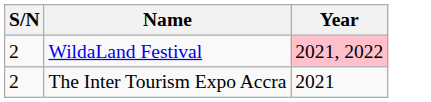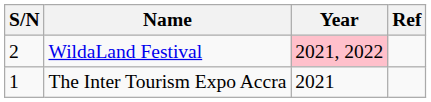+ column: (407, 19)
(14, 81) 2 -> (14, 81) 1
